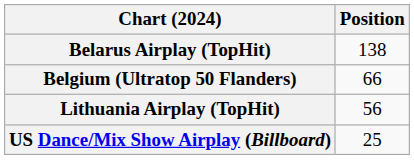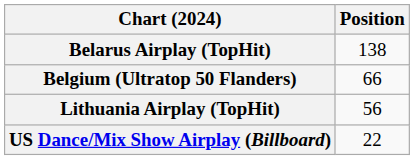(372, 139) 25 -> (372, 139) 22
